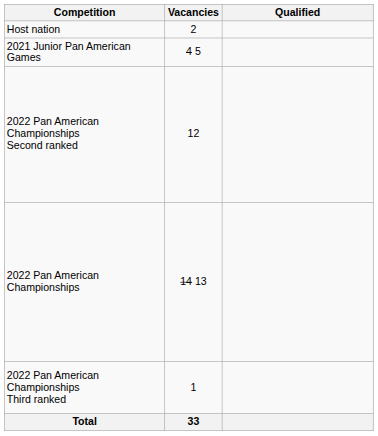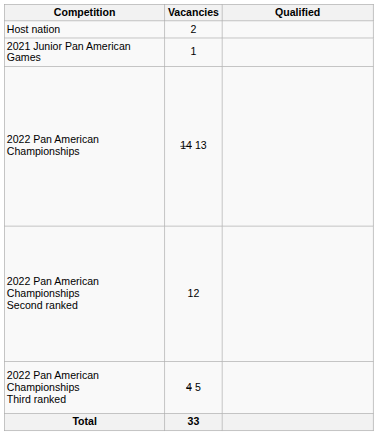(193, 52) 4 5 -> (193, 52) 1
rows swapped: (53, 281) <-> (53, 134)
(193, 387) 1 -> (193, 387) 4 5
